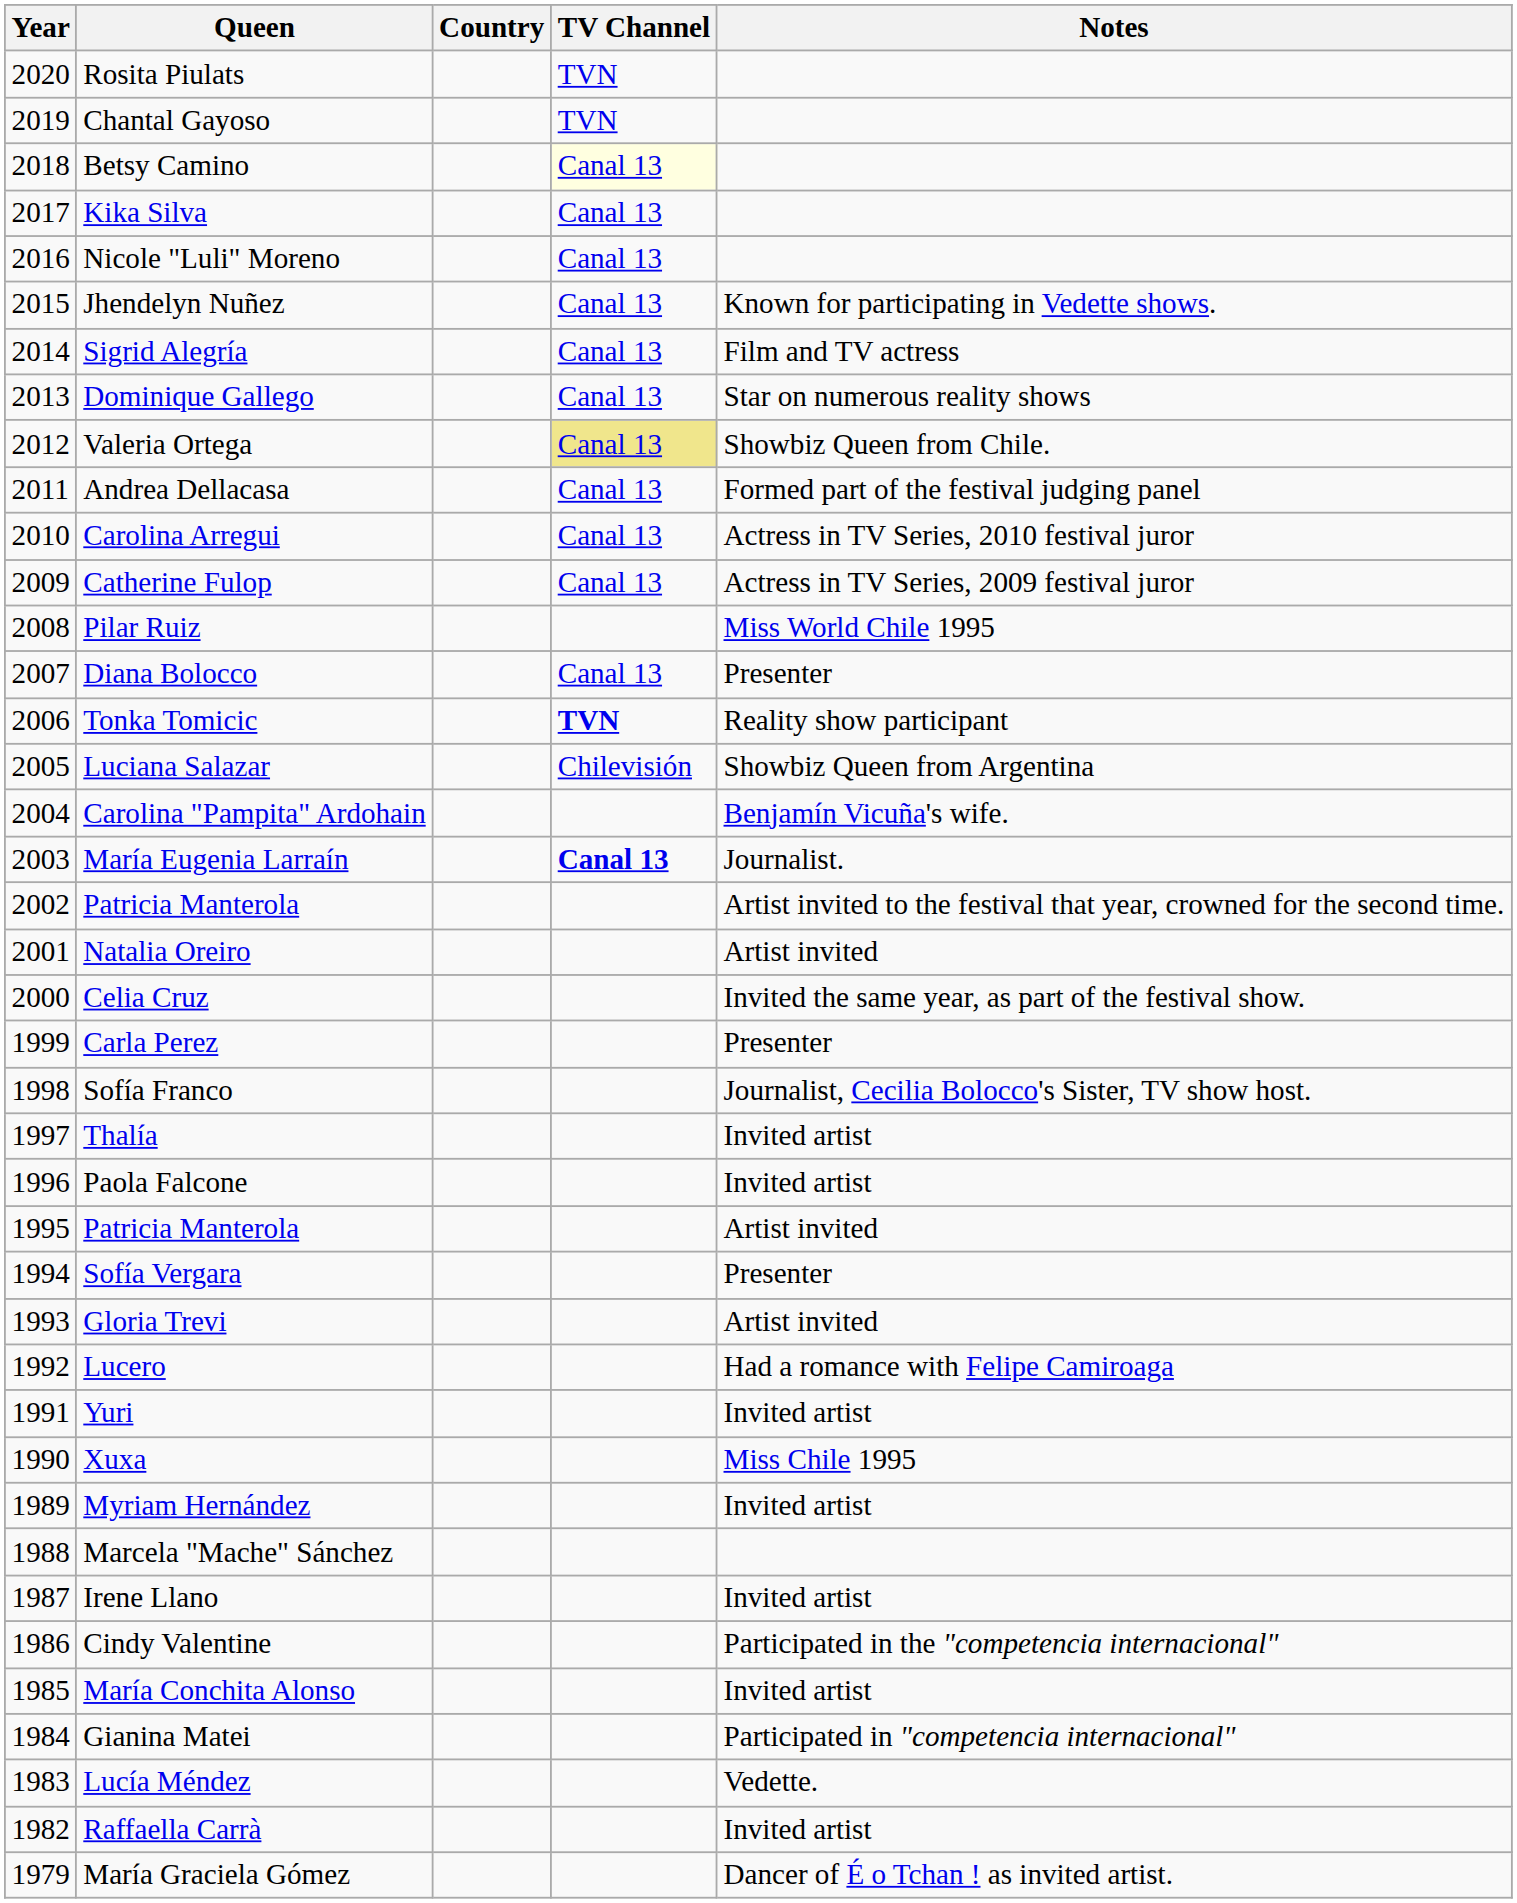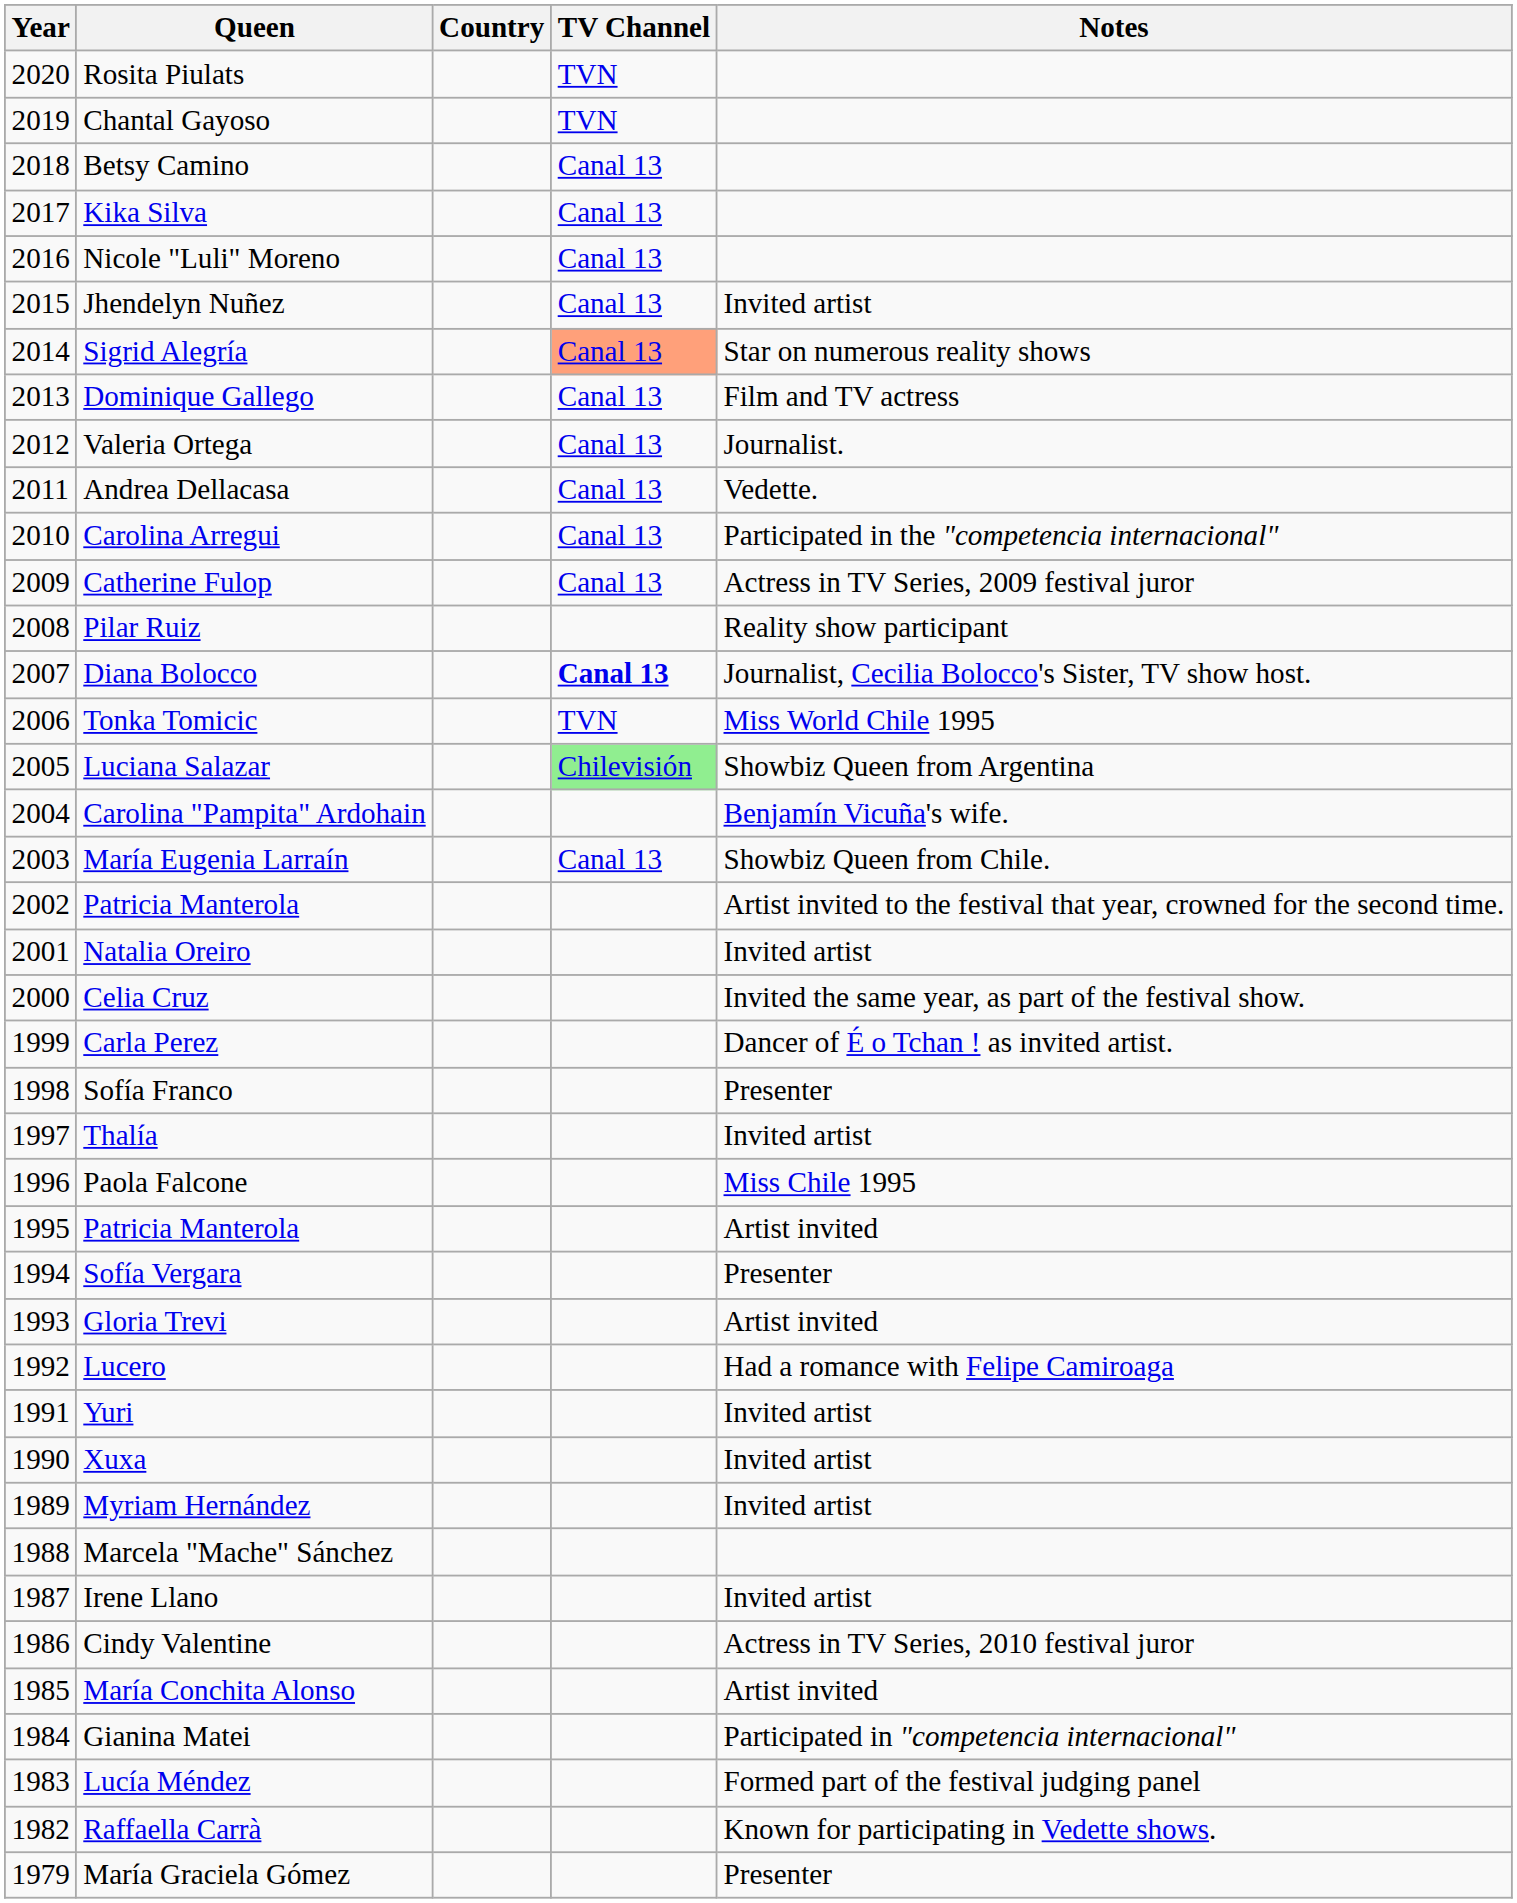(610, 166) lightyellow background -> (610, 166) no background
(970, 304) Known for participating in Vedette shows. -> (798, 304) Invited artist
(610, 350) no background -> (610, 350) lightsalmon background
(841, 350) Film and TV actress -> (907, 350) Star on numerous reality shows
(907, 397) Star on numerous reality shows -> (841, 397) Film and TV actress
(610, 443) khaki background -> (610, 443) no background
(887, 443) Showbiz Queen from Chile. -> (784, 443) Journalist.
(962, 489) Formed part of the festival judging panel -> (771, 489) Vedette.
(959, 535) Actress in TV Series, 2010 festival juror -> (1001, 535) Participated in the "competencia internacional"
(859, 627) Miss World Chile 1995 -> (866, 627) Reality show participant
(610, 674) normal -> (613, 674) bold
(778, 674) Presenter -> (1017, 674) Journalist, Cecilia Bolocco's Sister, TV show host.
(588, 720) bold -> (588, 720) normal
(866, 720) Reality show participant -> (859, 720) Miss World Chile 1995
(625, 766) no background -> (625, 766) lightgreen background
(613, 858) bold -> (610, 858) normal
(784, 858) Journalist. -> (887, 858) Showbiz Queen from Chile.
(801, 951) Artist invited -> (798, 951) Invited artist
(778, 1043) Presenter -> (948, 1043) Dancer of É o Tchan ! as invited artist.
(1017, 1089) Journalist, Cecilia Bolocco's Sister, TV show host. -> (778, 1089) Presenter
(798, 1182) Invited artist -> (820, 1182) Miss Chile 1995
(820, 1459) Miss Chile 1995 -> (798, 1459) Invited artist
(1001, 1643) Participated in the "competencia internacional" -> (959, 1643) Actress in TV Series, 2010 festival juror
(798, 1690) Invited artist -> (801, 1690) Artist invited
(771, 1782) Vedette. -> (962, 1782) Formed part of the festival judging panel
(798, 1828) Invited artist -> (970, 1828) Known for participating in Vedette shows.
(948, 1874) Dancer of É o Tchan ! as invited artist. -> (778, 1874) Presenter
